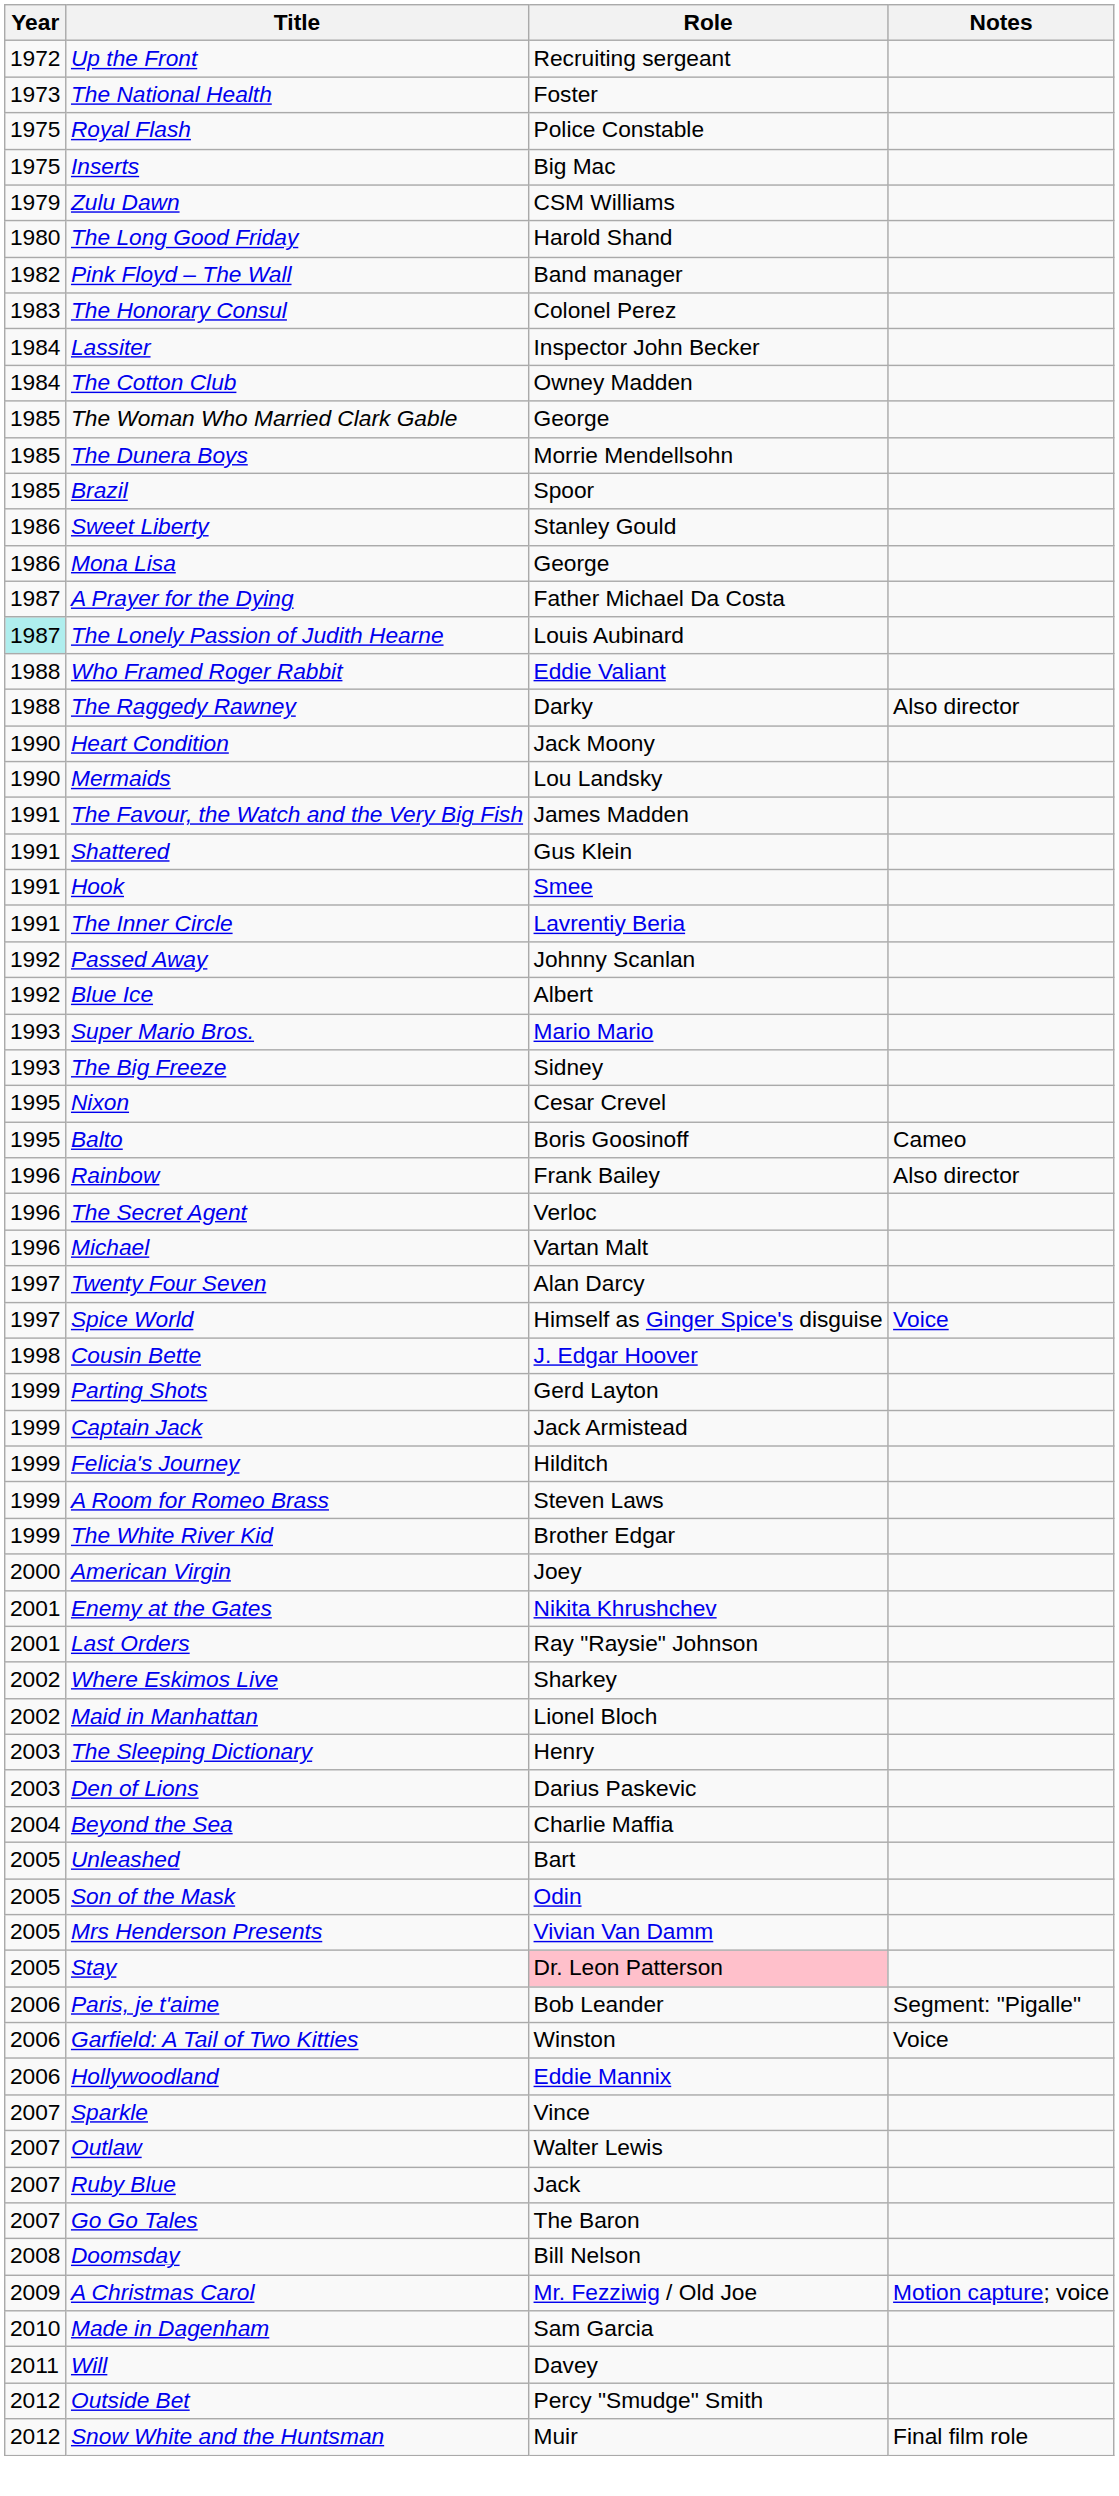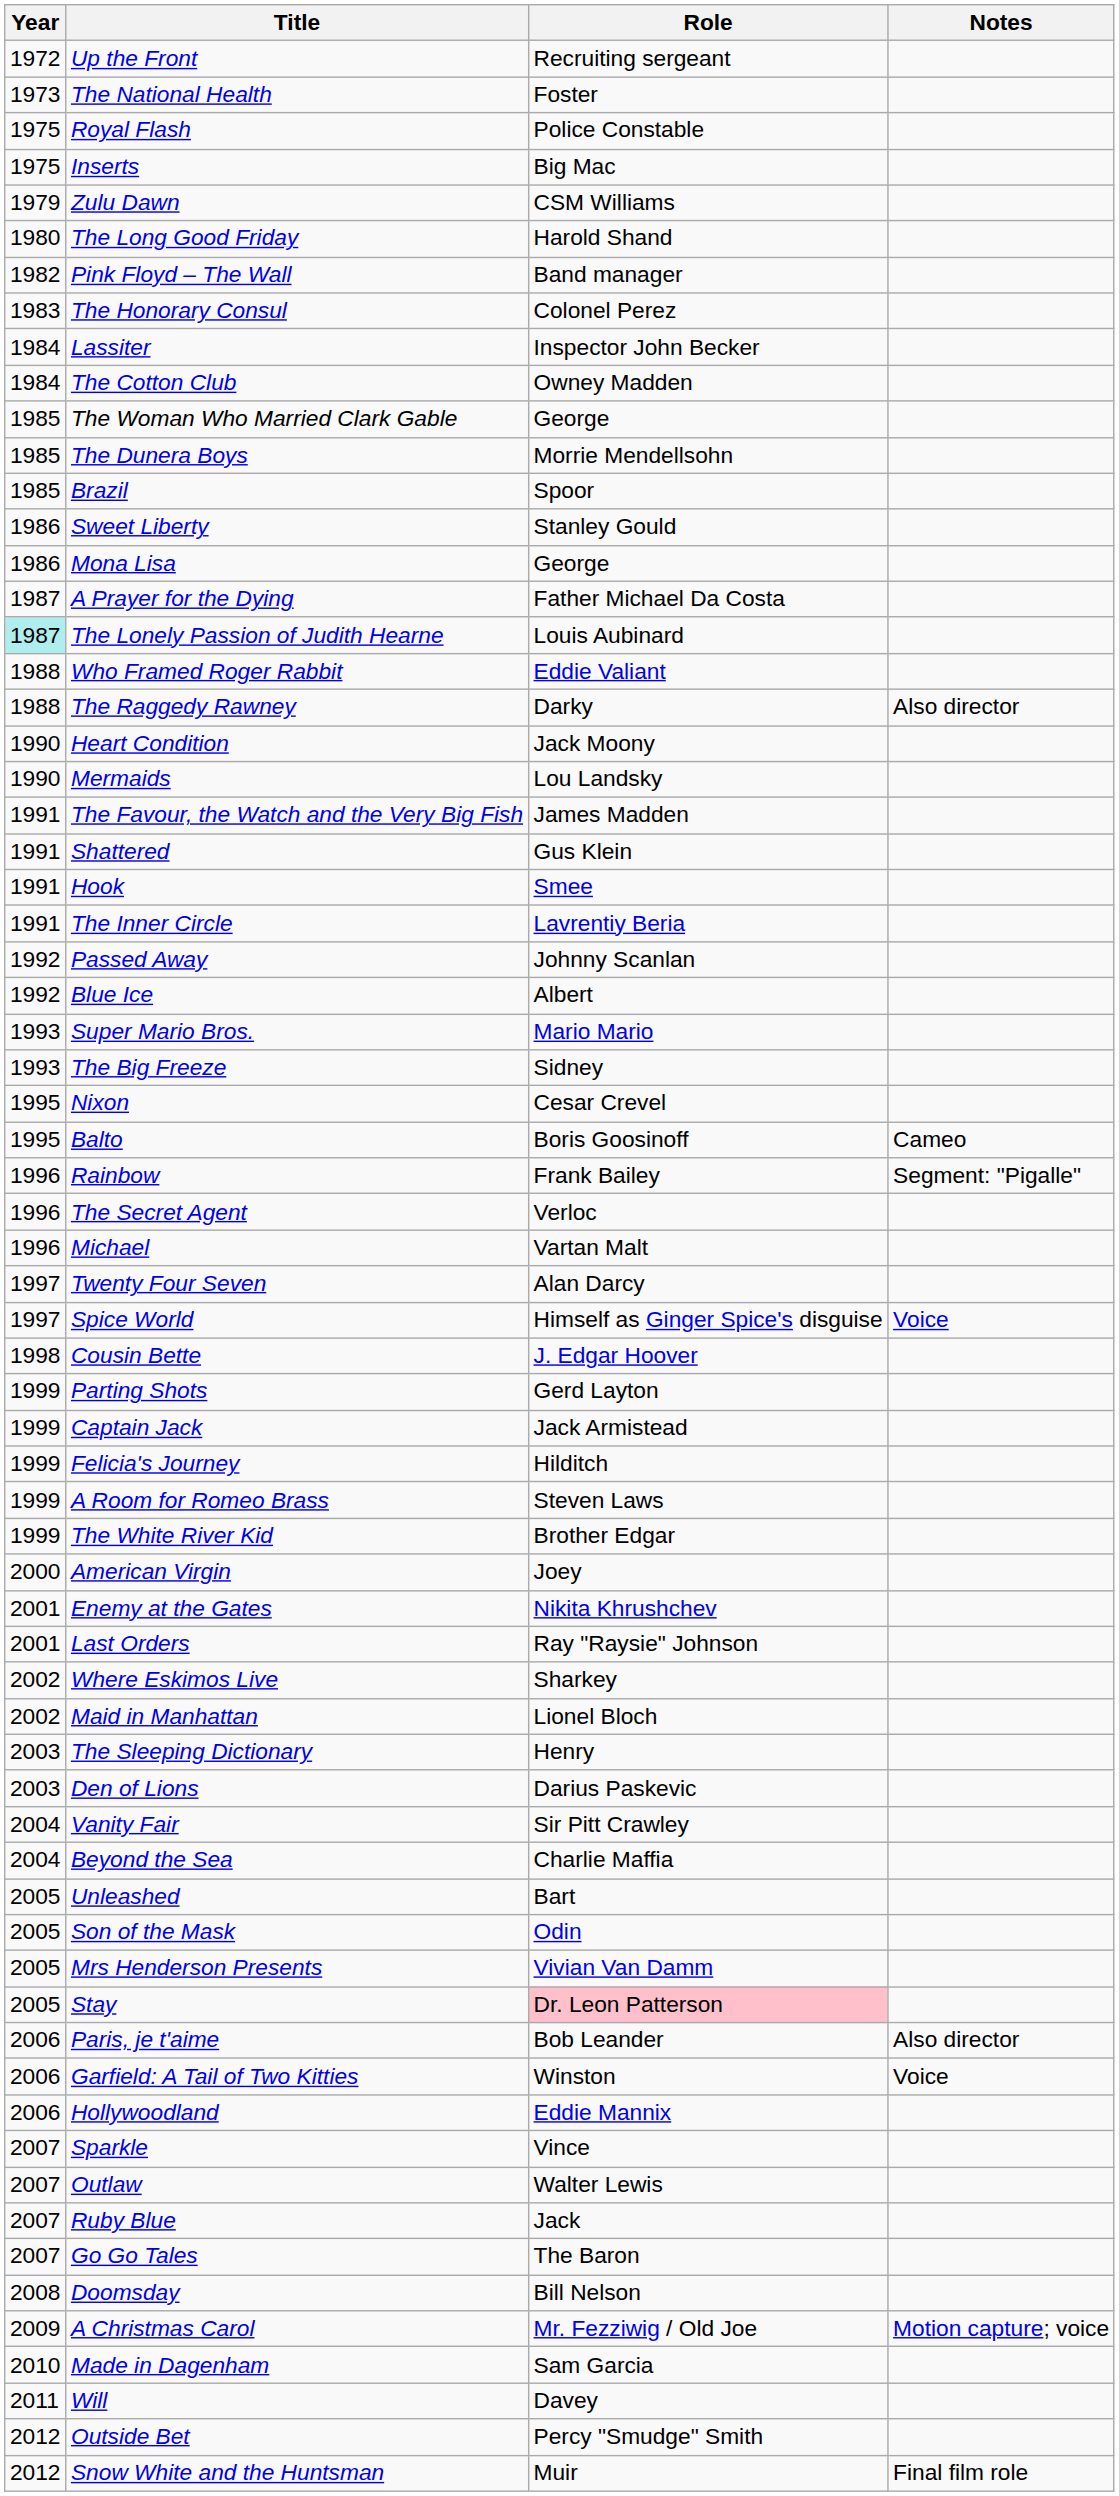(956, 1175) Also director -> (987, 1175) Segment: "Pigalle"
+ row: (125, 1824)
(987, 2004) Segment: "Pigalle" -> (956, 2040) Also director
